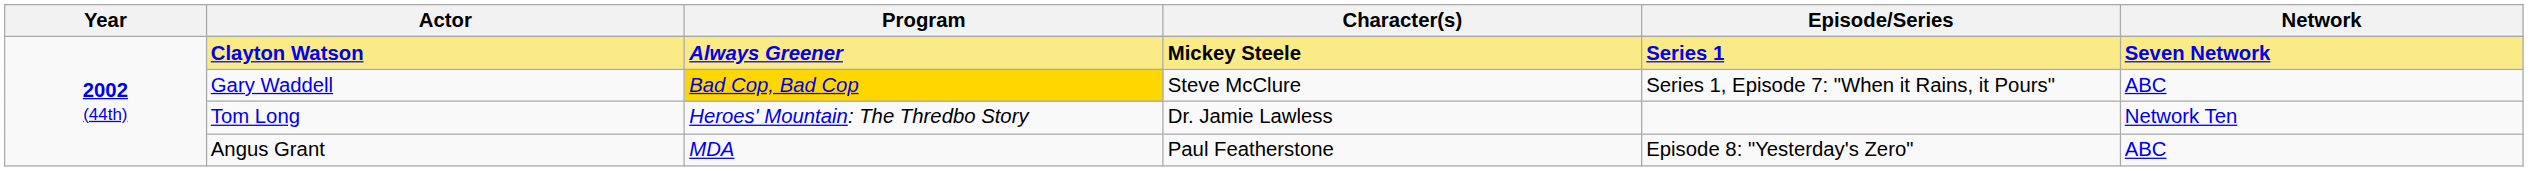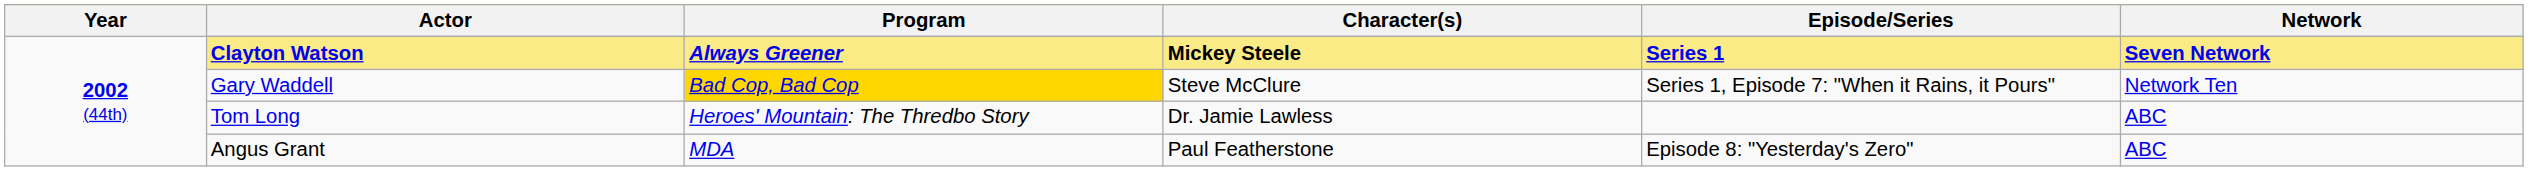(2146, 85) ABC -> (2181, 85) Network Ten
(2181, 117) Network Ten -> (2146, 117) ABC
